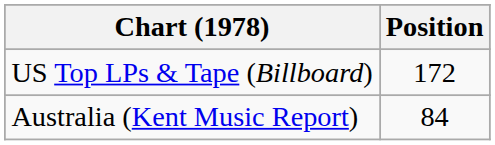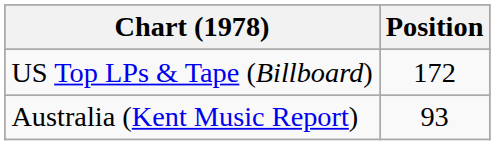(435, 116) 84 -> (435, 116) 93
